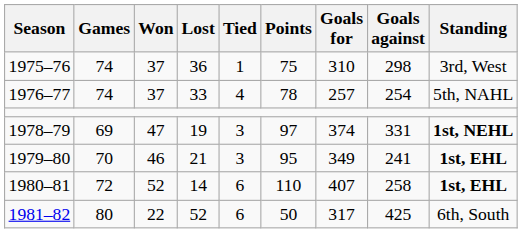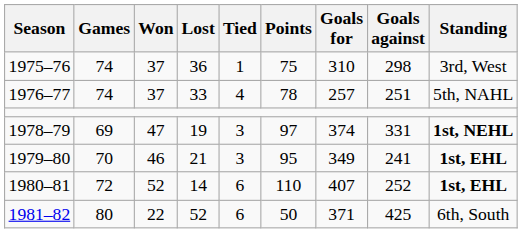(398, 94) 254 -> (398, 94) 251
(398, 185) 258 -> (398, 185) 252
(342, 213) 317 -> (342, 213) 371
